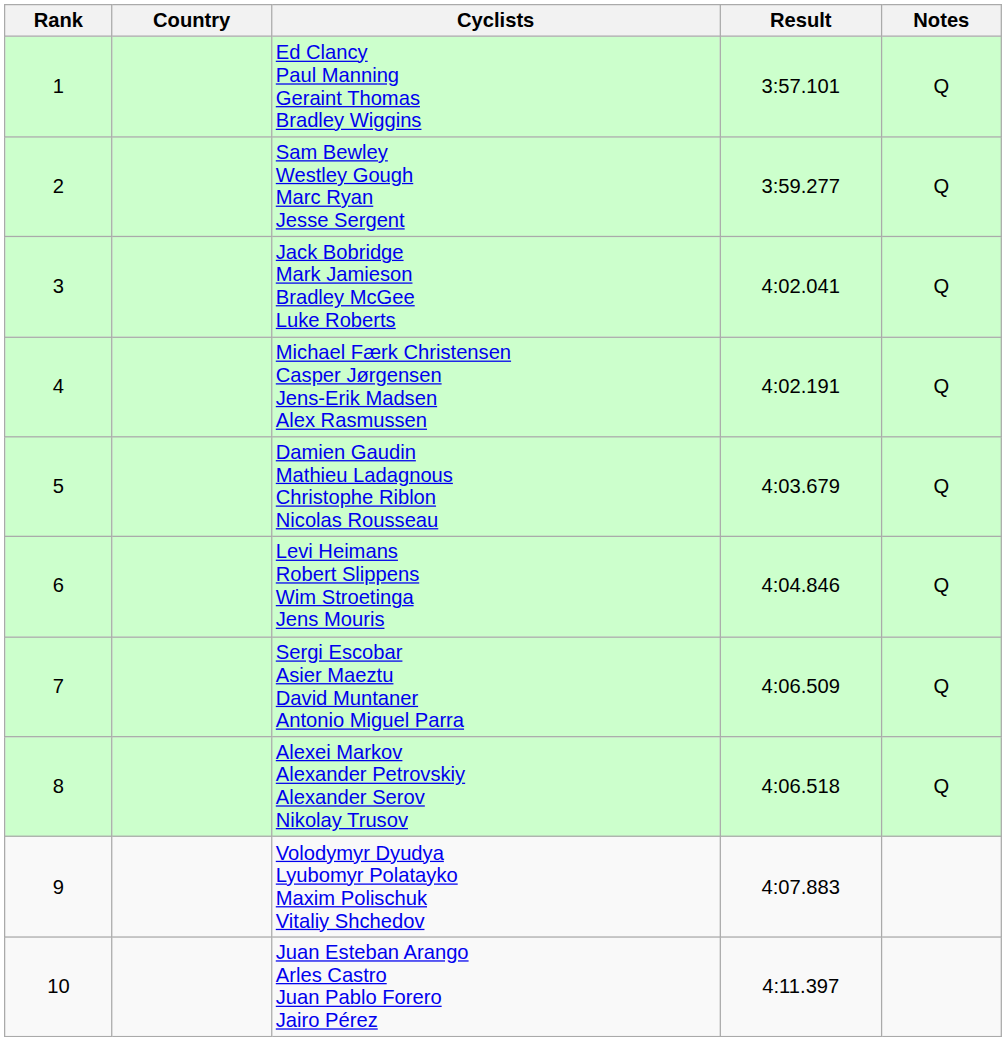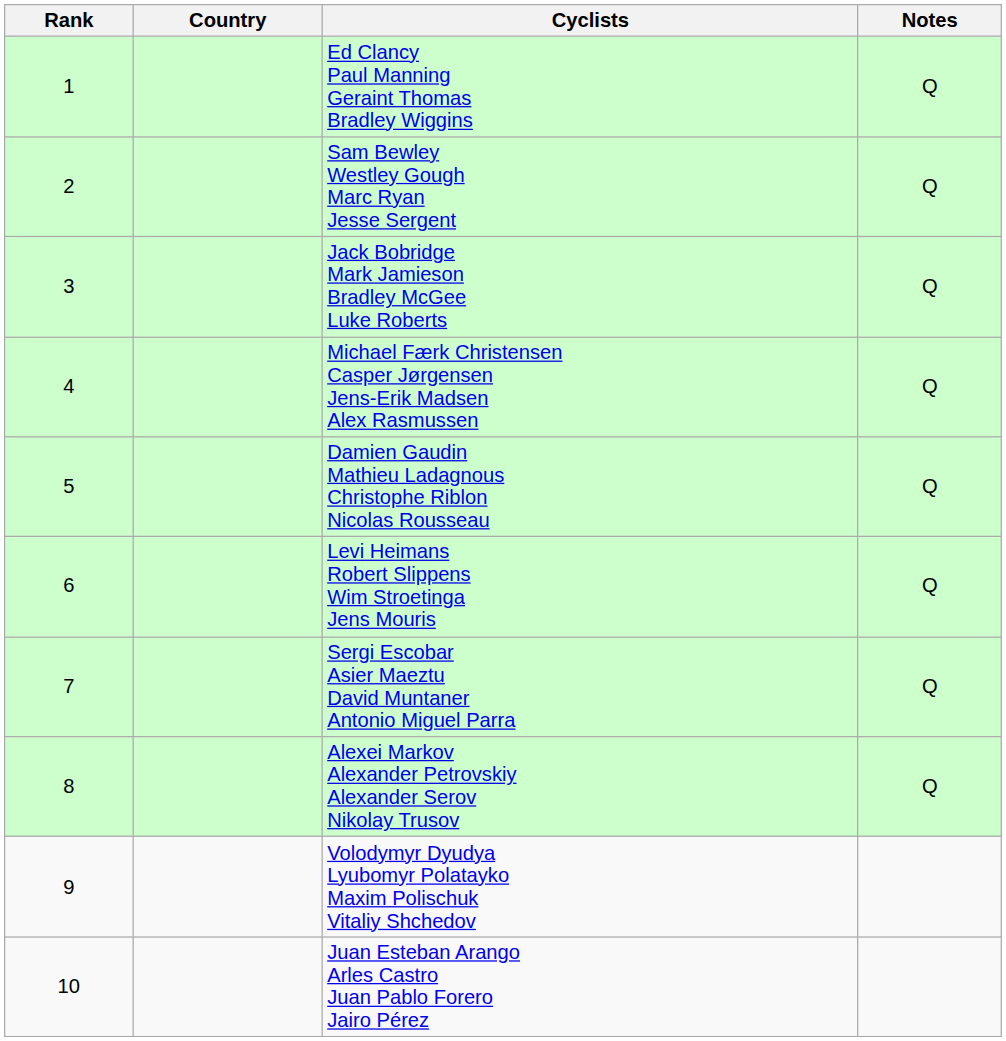- column: (801, 20)
